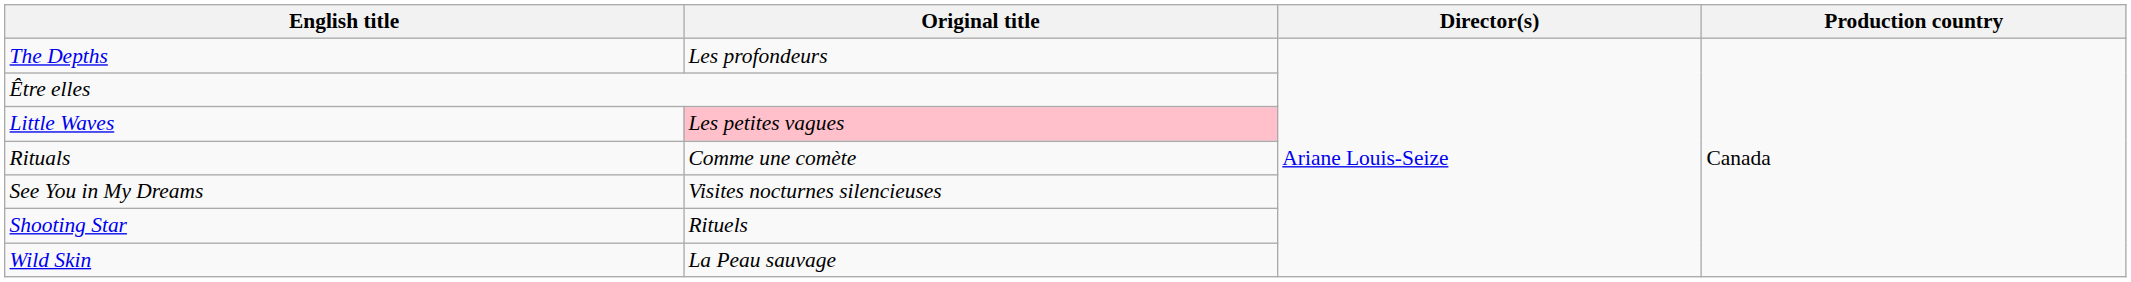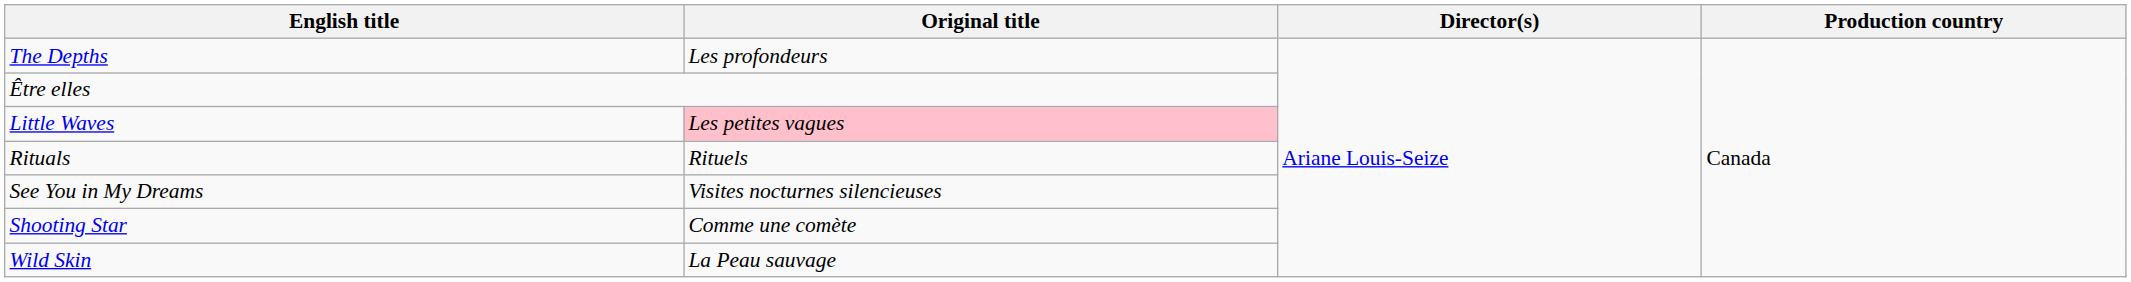(772, 157) Comme une comète -> (718, 157) Rituels
(718, 225) Rituels -> (772, 225) Comme une comète
